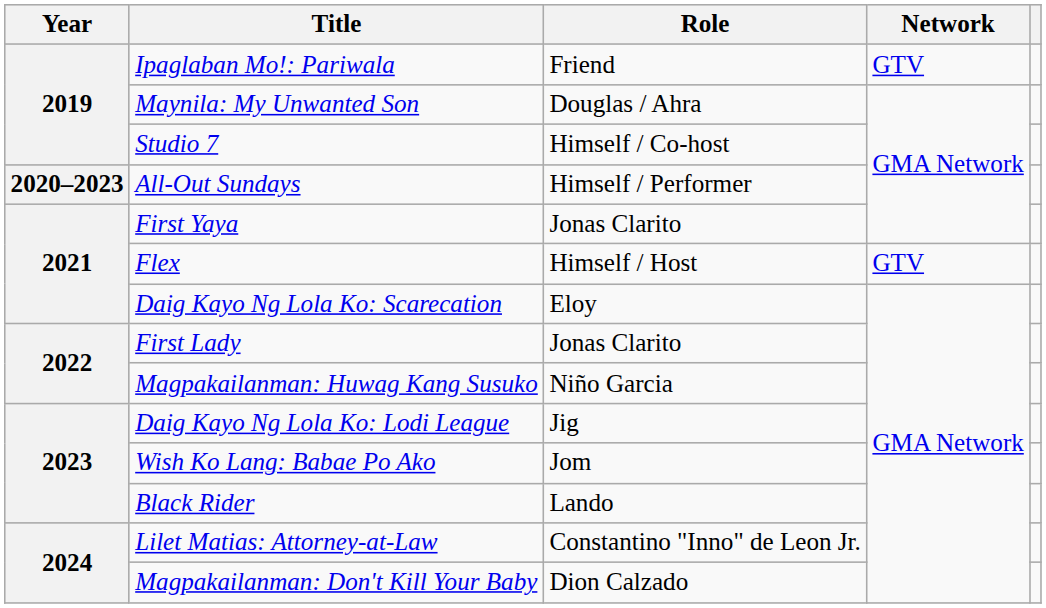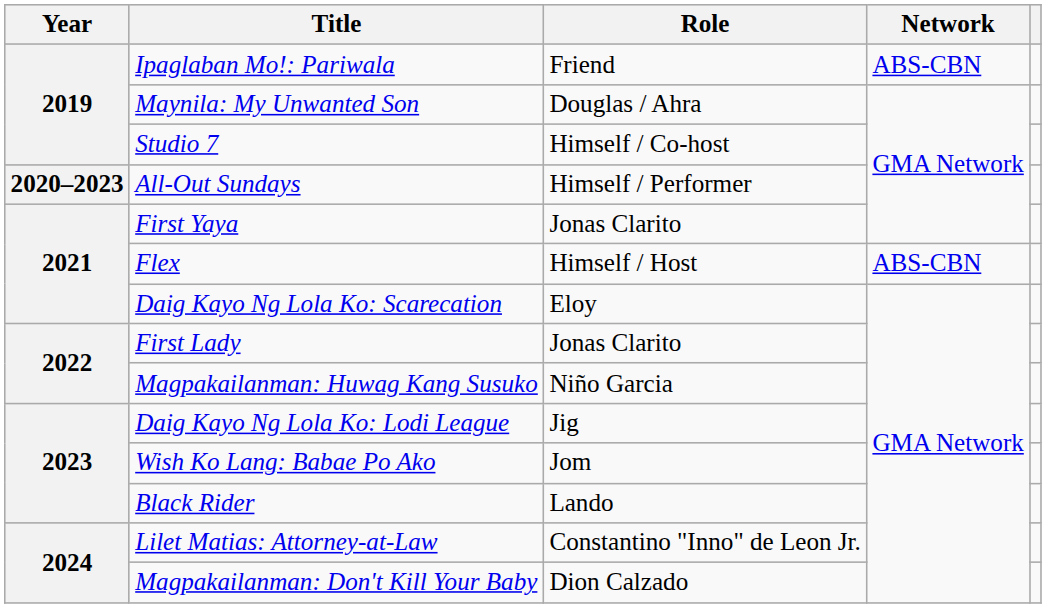(898, 64) GTV -> (927, 64) ABS-CBN
(898, 263) GTV -> (927, 263) ABS-CBN
